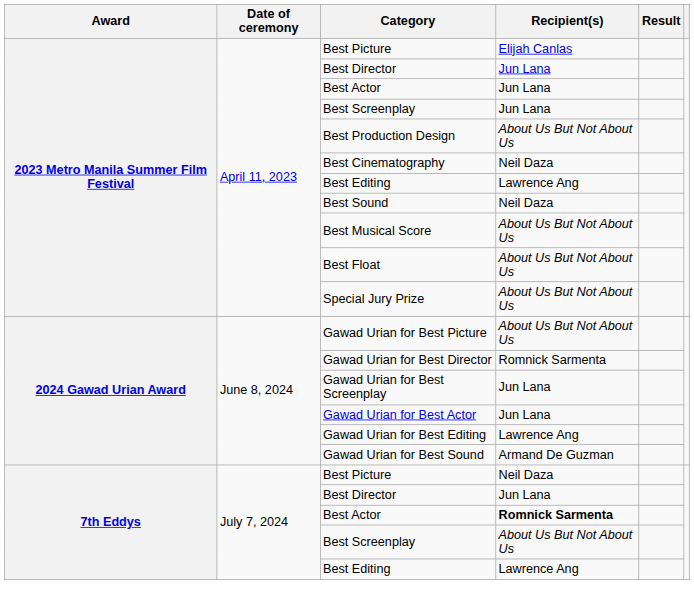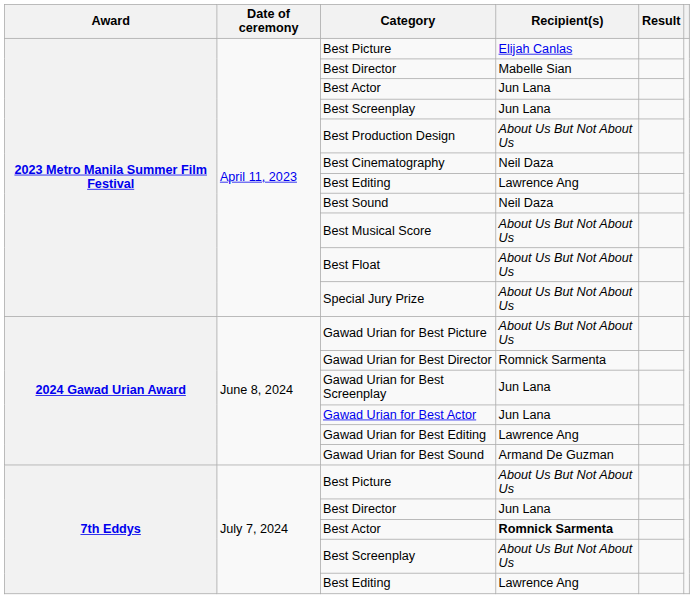(525, 68) Jun Lana -> (535, 68) Mabelle Sian
(526, 474) Neil Daza -> (565, 482) About Us But Not About Us
